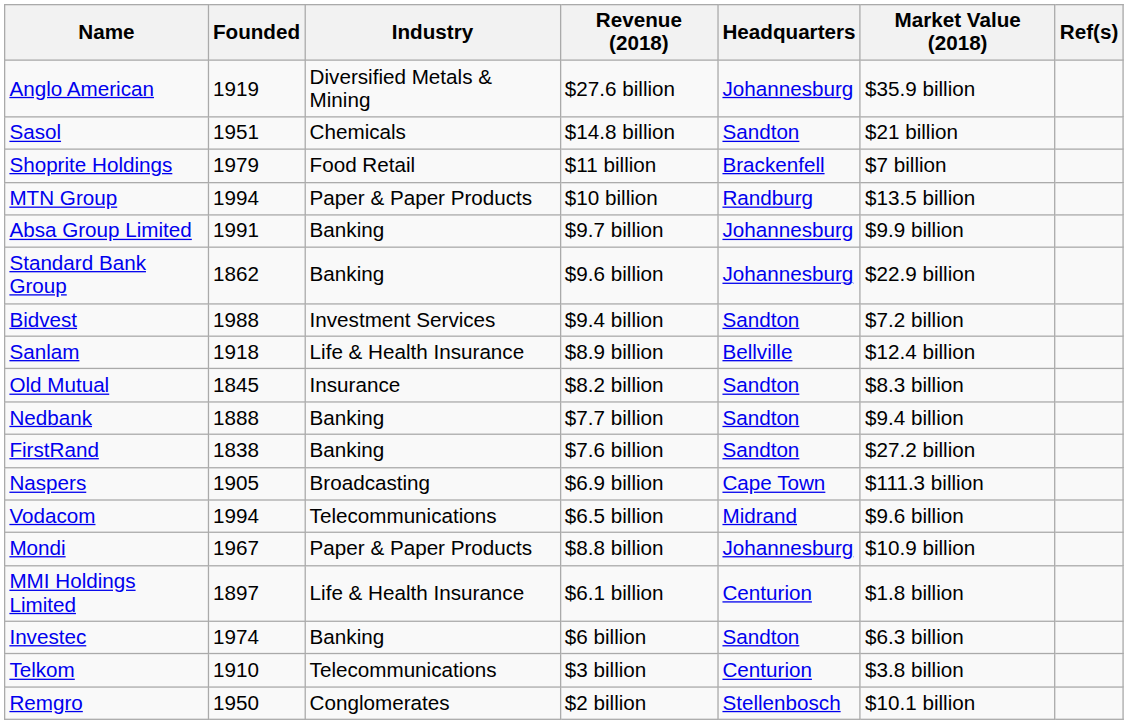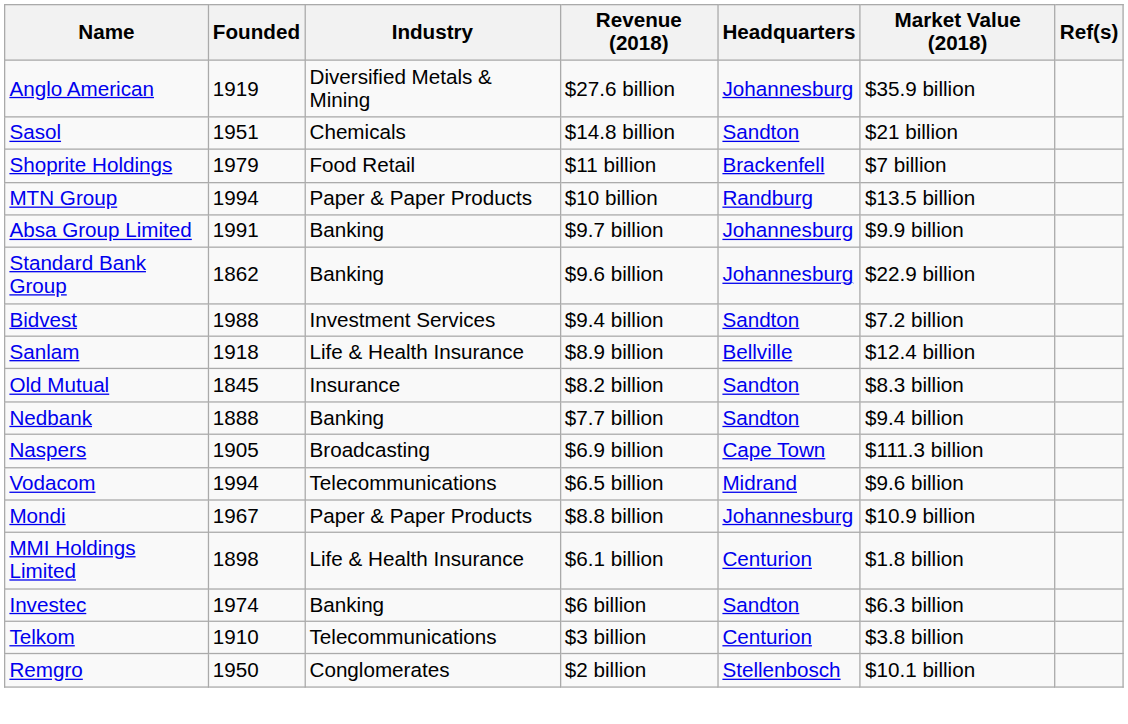- row: (54, 450)
(236, 593) 1897 -> (236, 560) 1898
